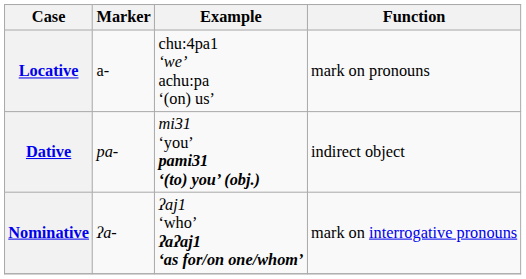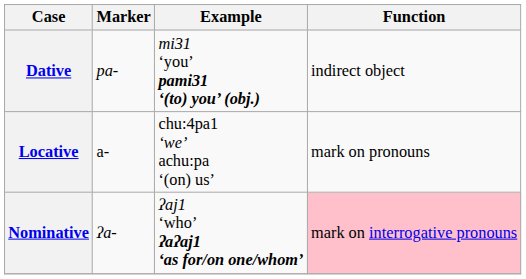rows swapped: (49, 151) <-> (49, 70)
(414, 232) no background -> (414, 232) pink background
